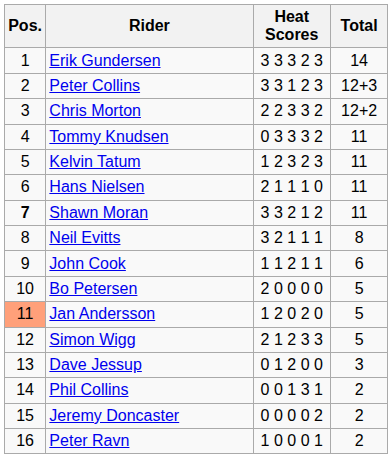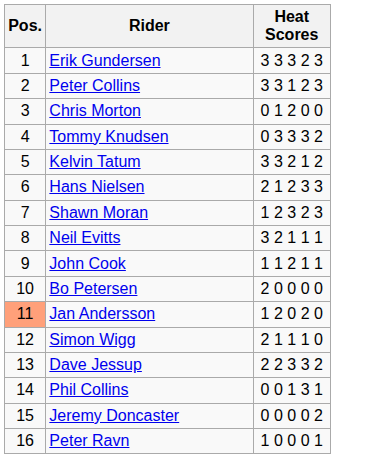- column: (359, 26)
(292, 111) 2 2 3 3 2 -> (292, 111) 0 1 2 0 0
(292, 162) 1 2 3 2 3 -> (292, 162) 3 3 2 1 2
(292, 187) 2 1 1 1 0 -> (292, 187) 2 1 2 3 3
(25, 212) bold -> (25, 212) normal
(292, 212) 3 3 2 1 2 -> (292, 212) 1 2 3 2 3
(292, 339) 2 1 2 3 3 -> (292, 339) 2 1 1 1 0
(292, 365) 0 1 2 0 0 -> (292, 365) 2 2 3 3 2
